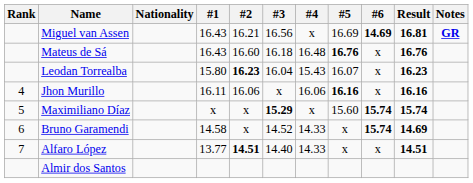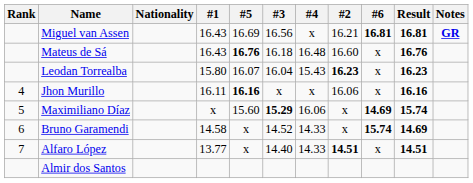columns swapped: (246, 14) <-> (345, 14)
(378, 33) 14.69 -> (378, 33) 16.81
(312, 91) 16.06 -> (312, 91) x
(312, 110) x -> (312, 110) 16.06
(378, 110) 15.74 -> (378, 110) 14.69
